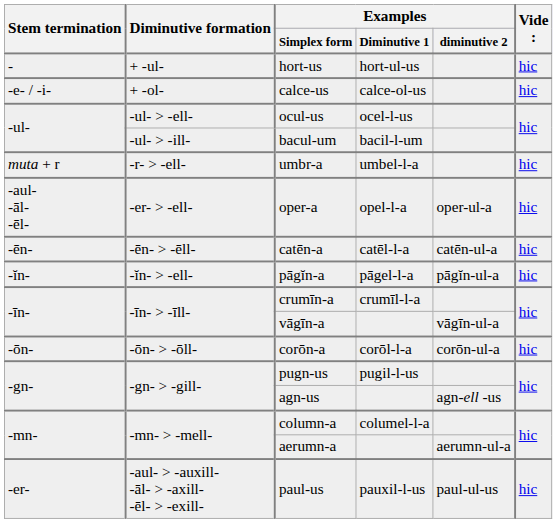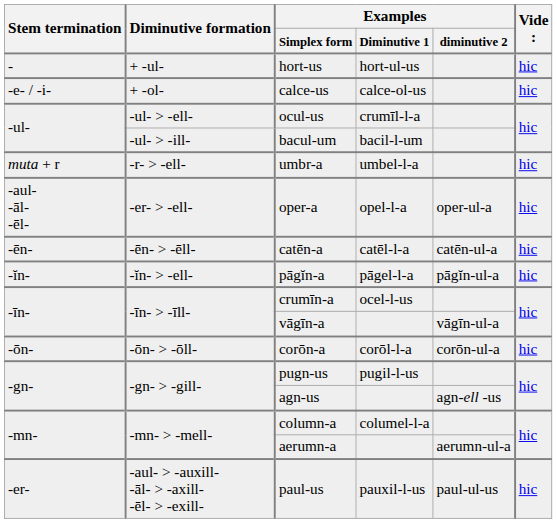(386, 115) ocel-l-us -> (390, 115) crumīl-l-a
(390, 299) crumīl-l-a -> (386, 299) ocel-l-us
